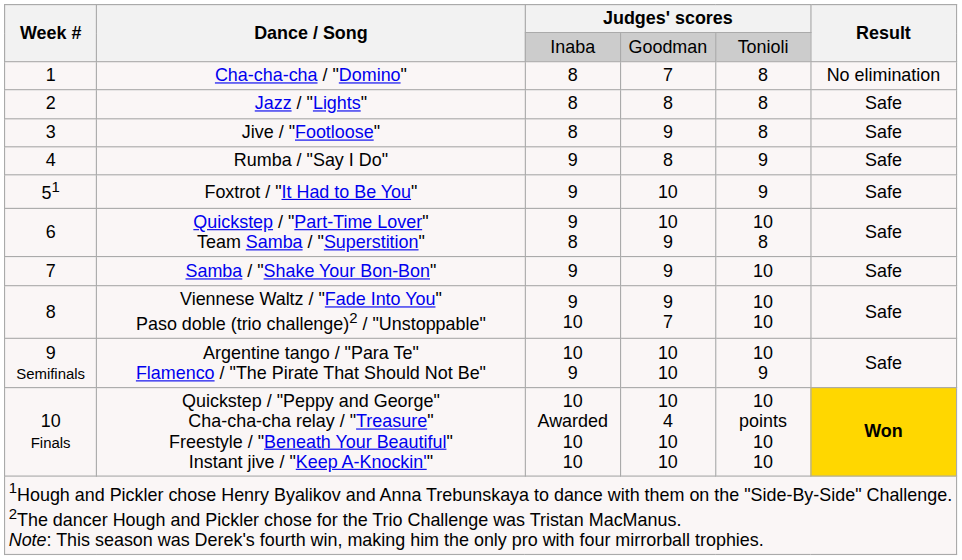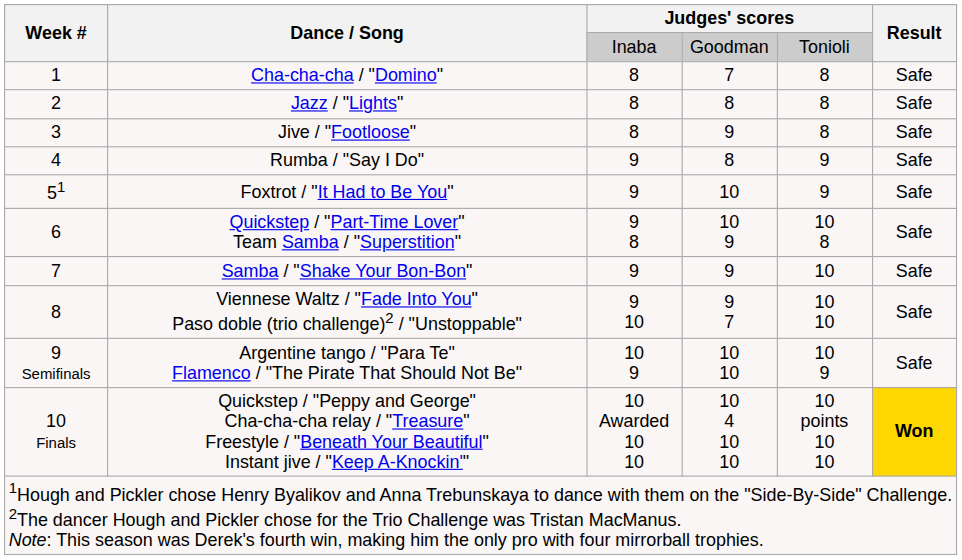(883, 75) No elimination -> (914, 75) Safe
